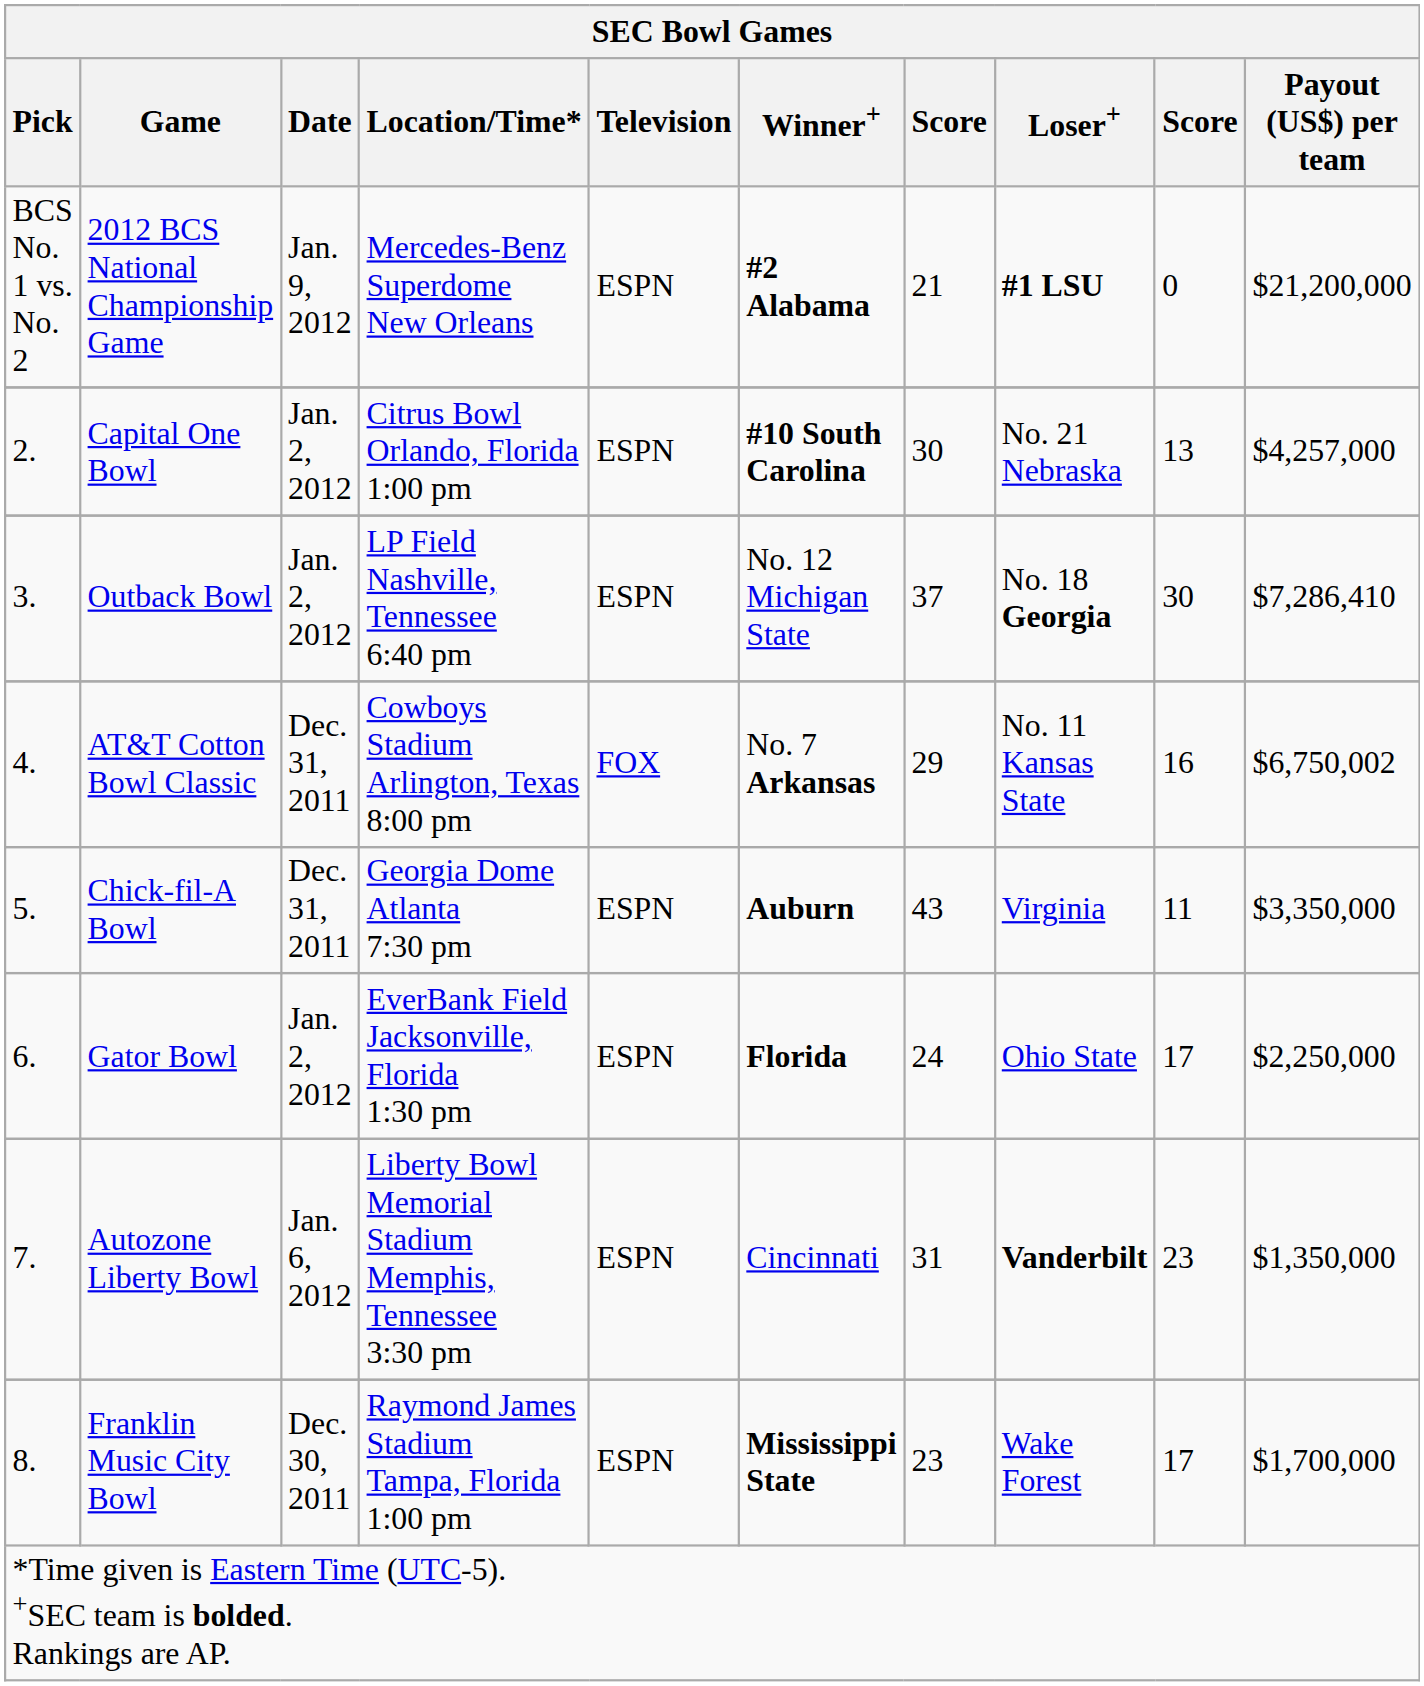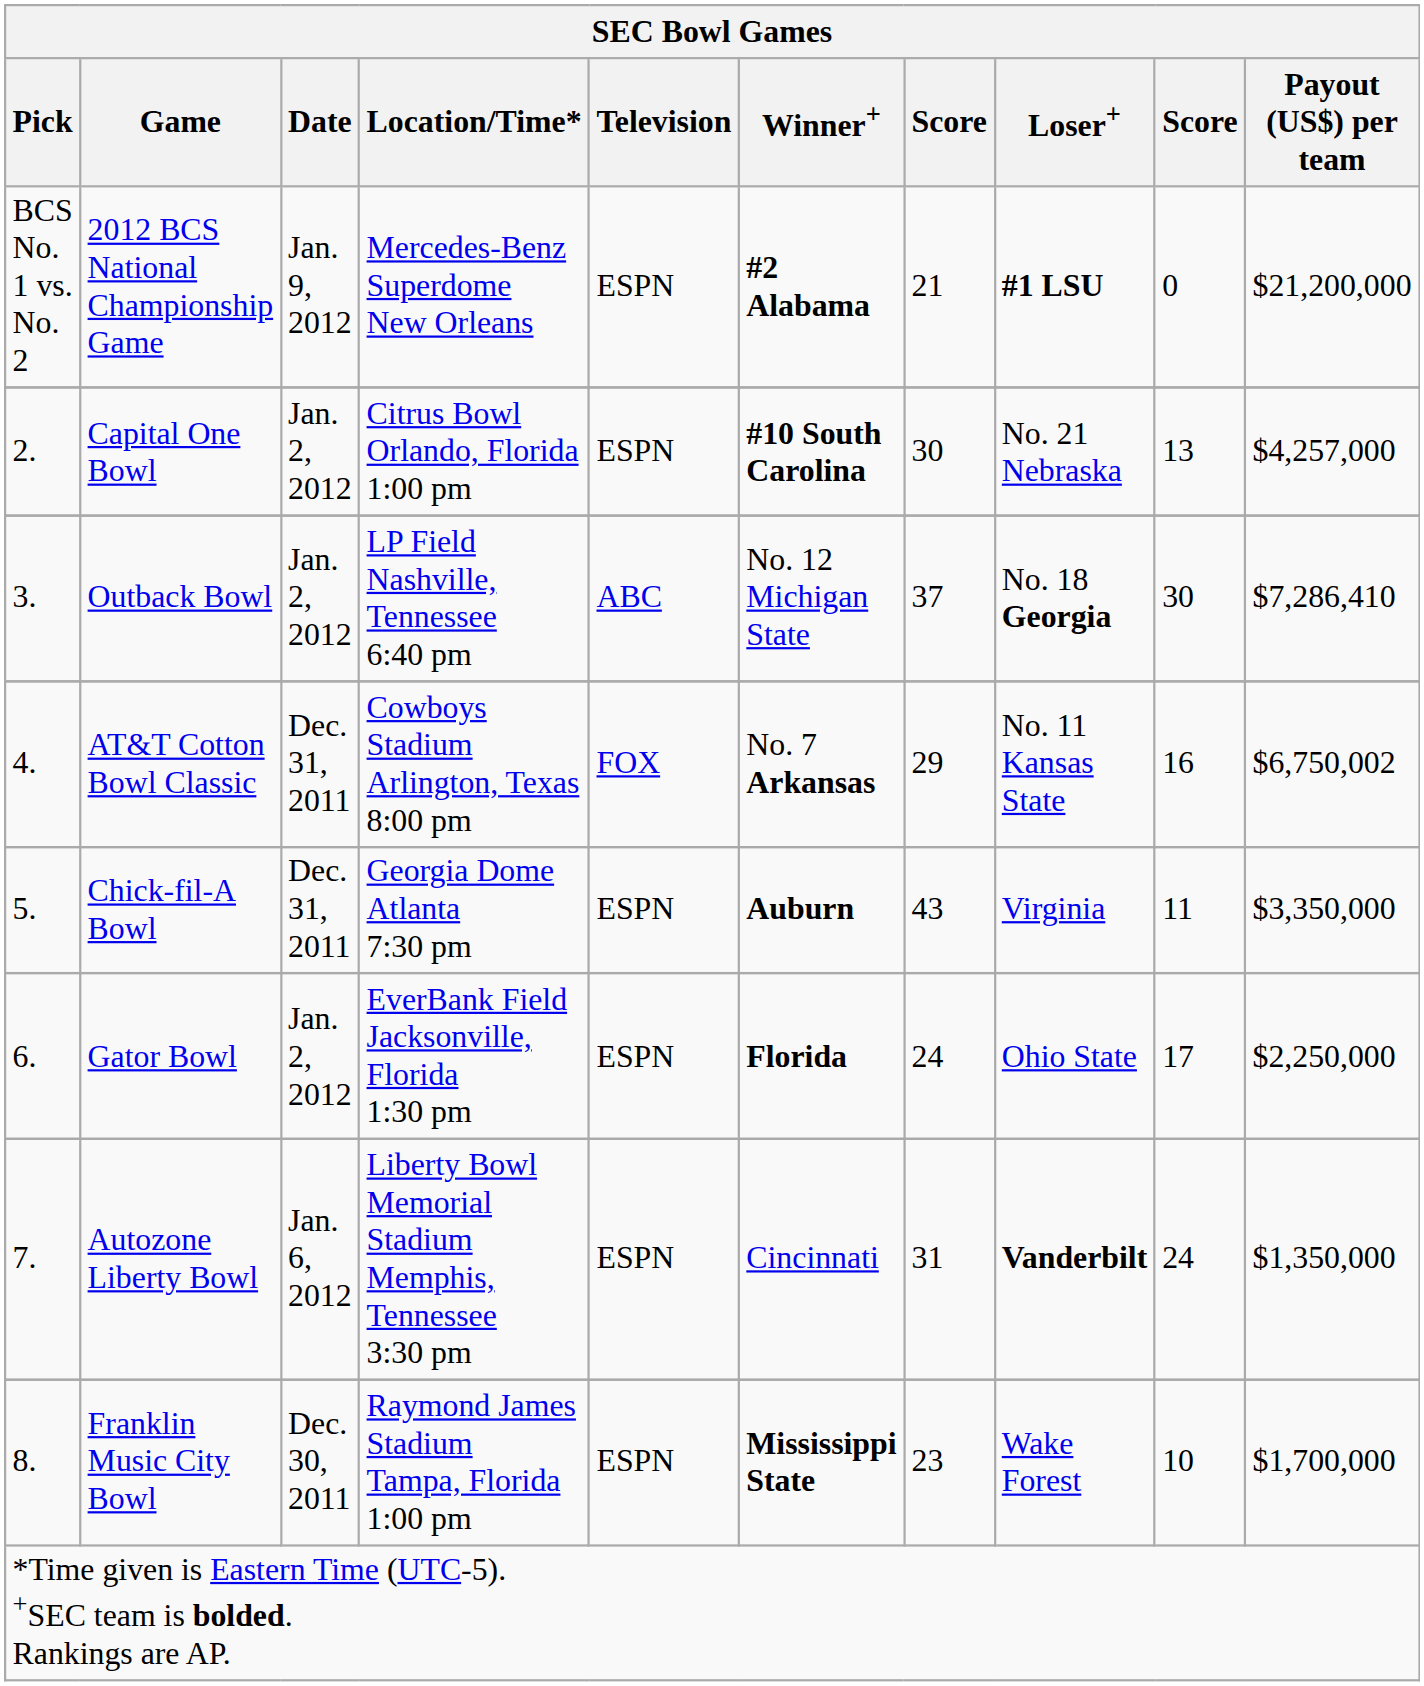(635, 597) ESPN -> (629, 597) ABC
(1178, 1258) 23 -> (1178, 1258) 24
(1178, 1461) 17 -> (1178, 1461) 10
